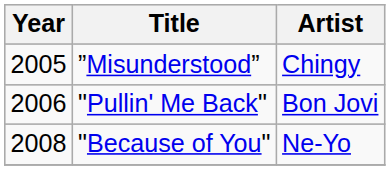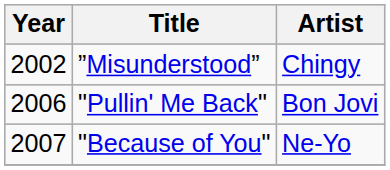(39, 64) 2005 -> (39, 64) 2002
(39, 143) 2008 -> (39, 143) 2007
